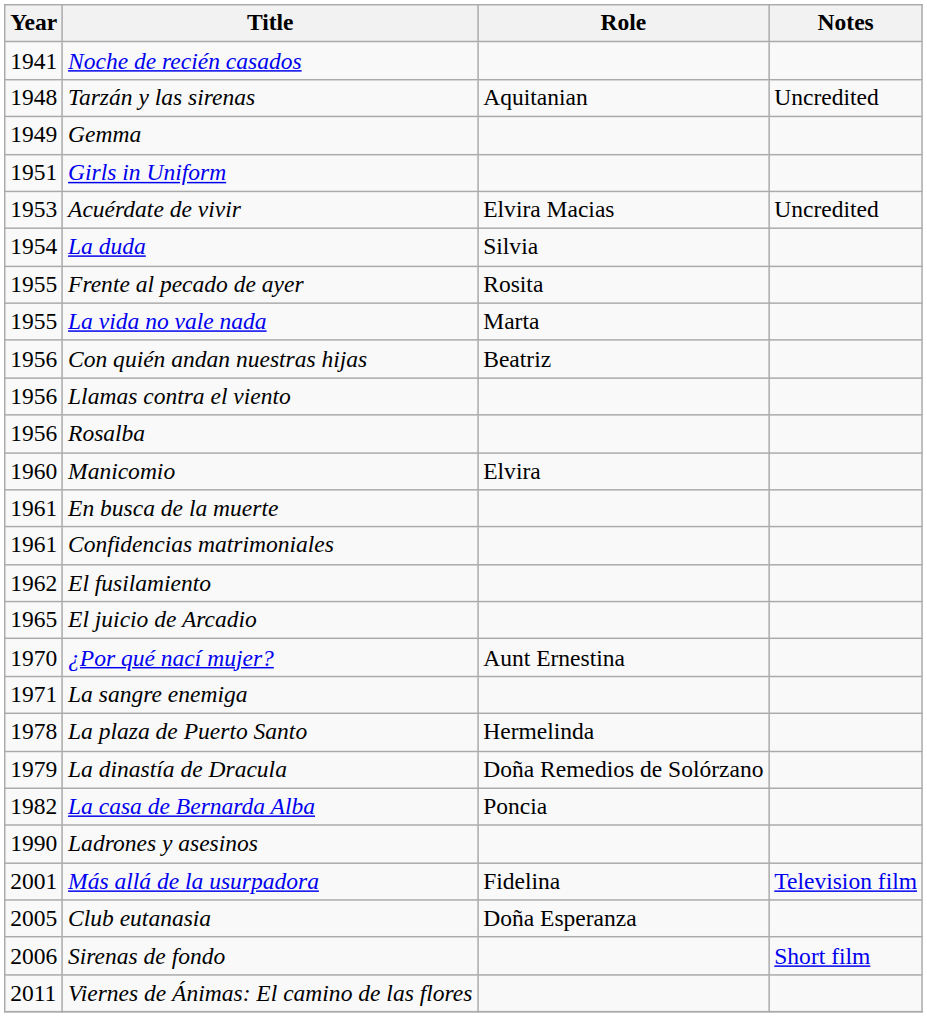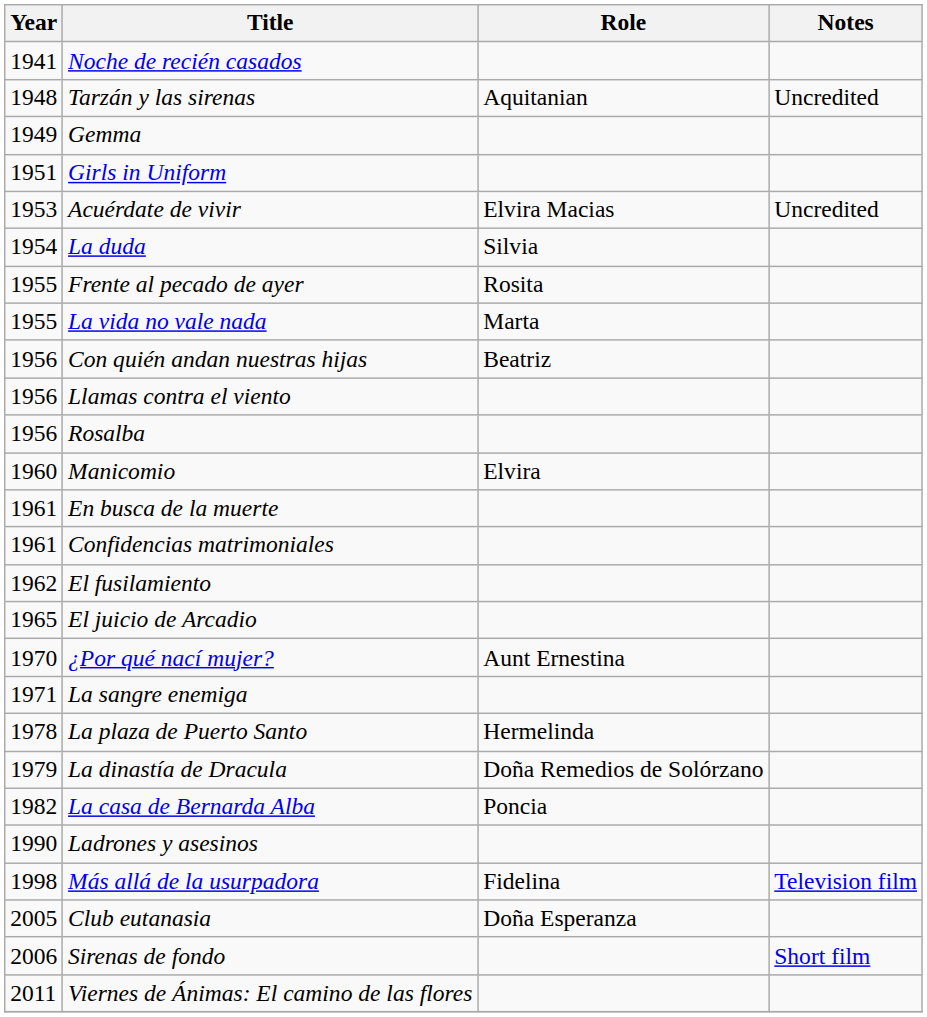(34, 881) 2001 -> (34, 881) 1998
